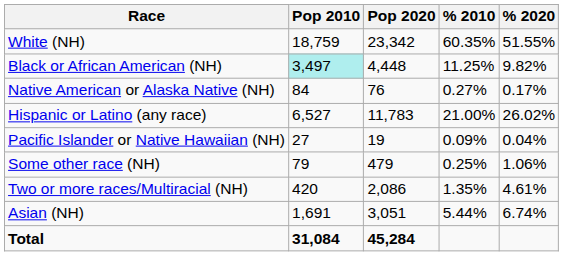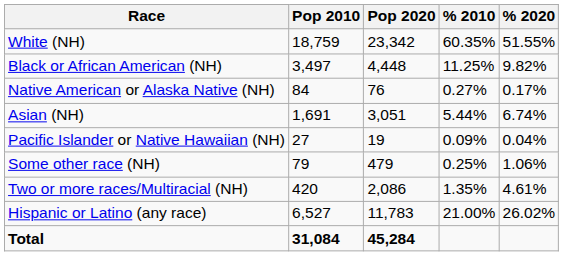(312, 66) paleturquoise background -> (312, 66) no background
rows swapped: (46, 213) <-> (107, 115)
